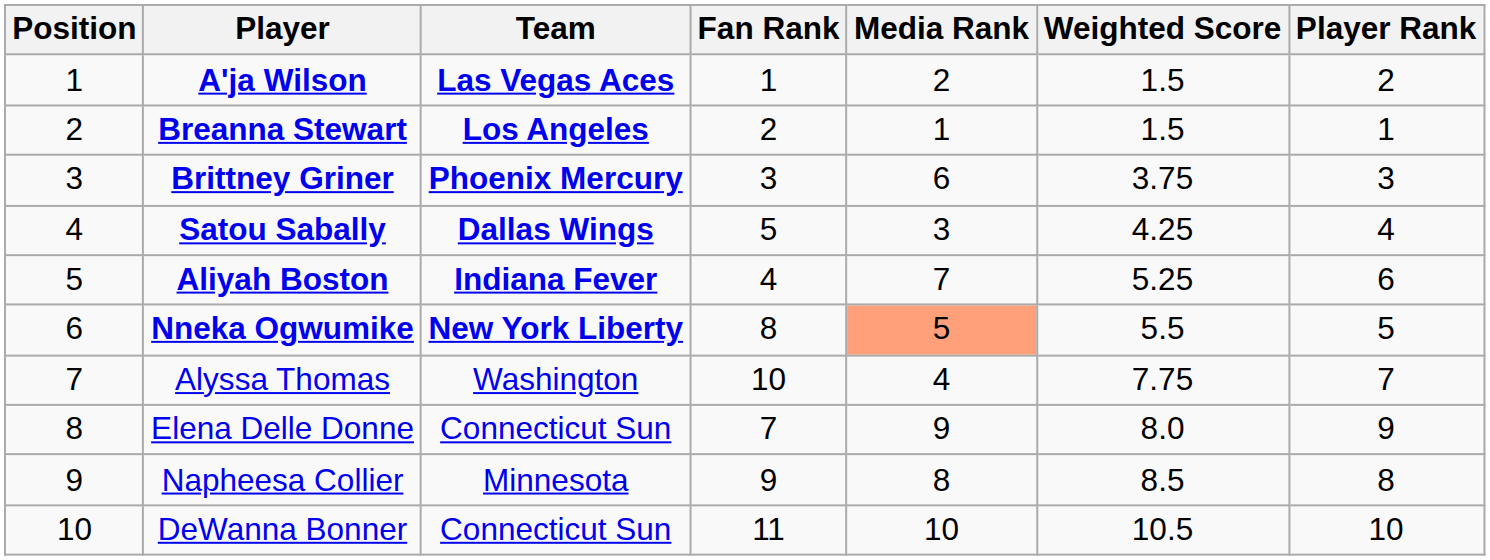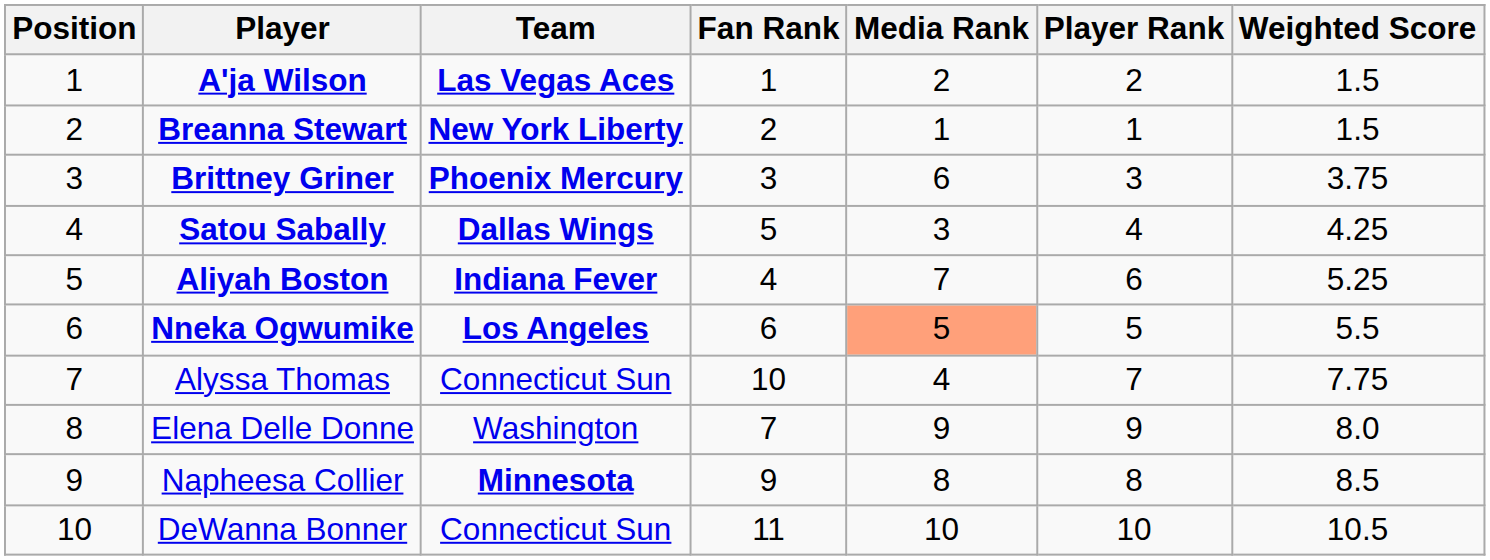columns swapped: (1386, 29) <-> (1163, 29)
(556, 129) Los Angeles -> (556, 129) New York Liberty
(556, 329) New York Liberty -> (556, 329) Los Angeles
(769, 329) 8 -> (769, 329) 6
(556, 379) Washington -> (556, 379) Connecticut Sun
(556, 429) Connecticut Sun -> (556, 429) Washington
(556, 479) normal -> (556, 479) bold
